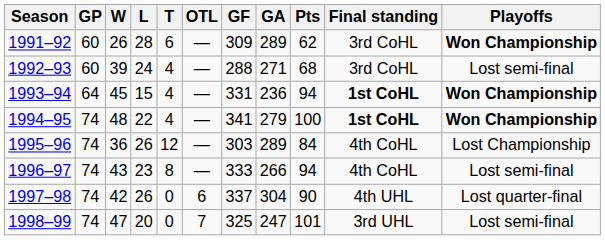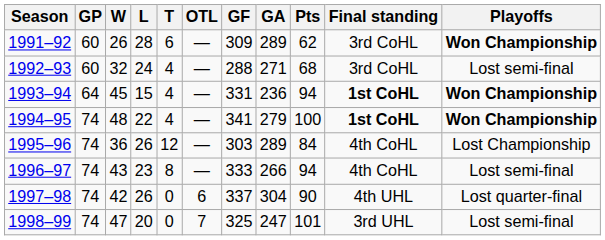(118, 68) 39 -> (118, 68) 32
